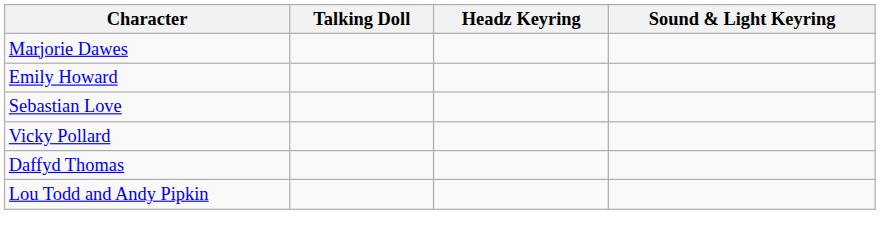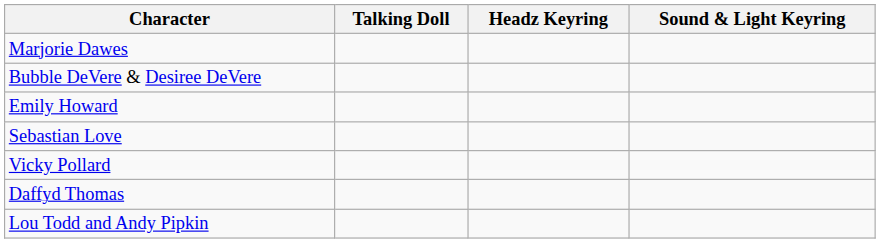+ row: (135, 77)
